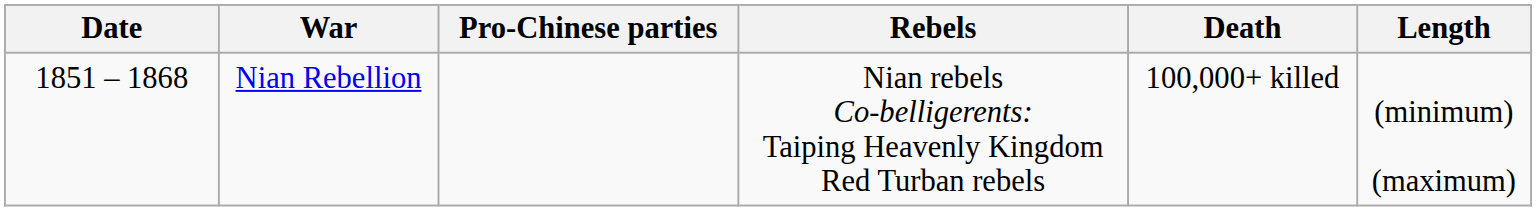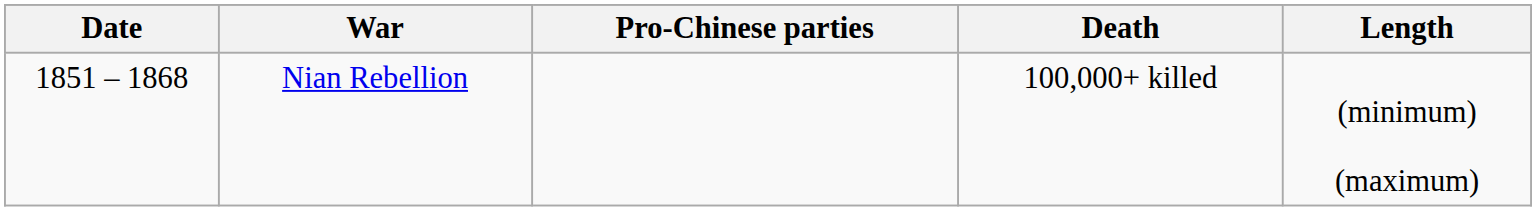- column: (933, 28)
